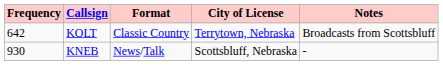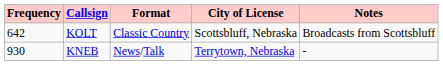(245, 32) Terrytown, Nebraska -> (246, 32) Scottsbluff, Nebraska
(246, 51) Scottsbluff, Nebraska -> (245, 51) Terrytown, Nebraska
